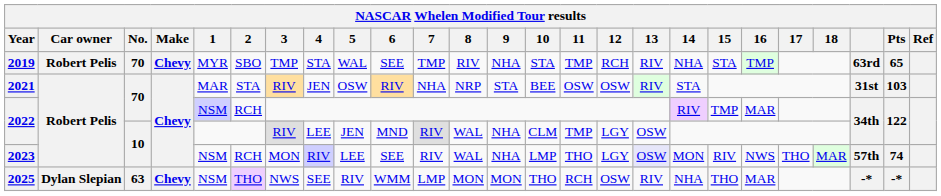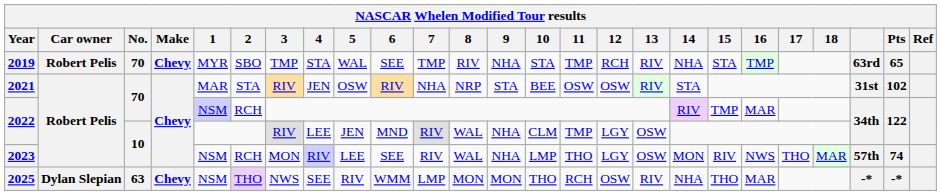(897, 85) 103 -> (897, 85) 102
(651, 155) lavender background -> (651, 155) no background
